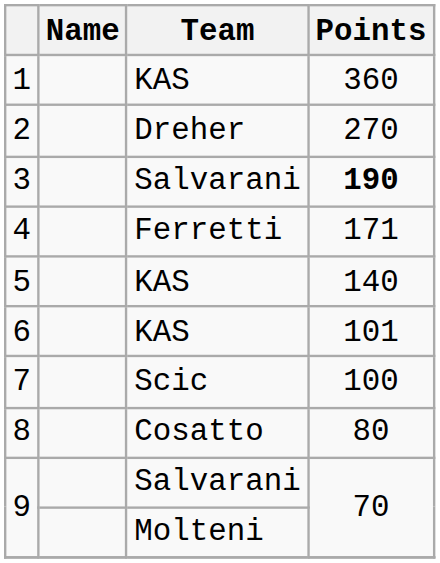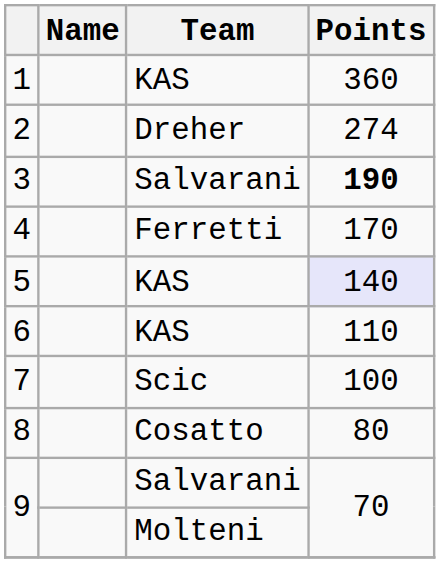(371, 131) 270 -> (371, 131) 274
(371, 231) 171 -> (371, 231) 170
(371, 281) no background -> (371, 281) lavender background
(371, 332) 101 -> (371, 332) 110
